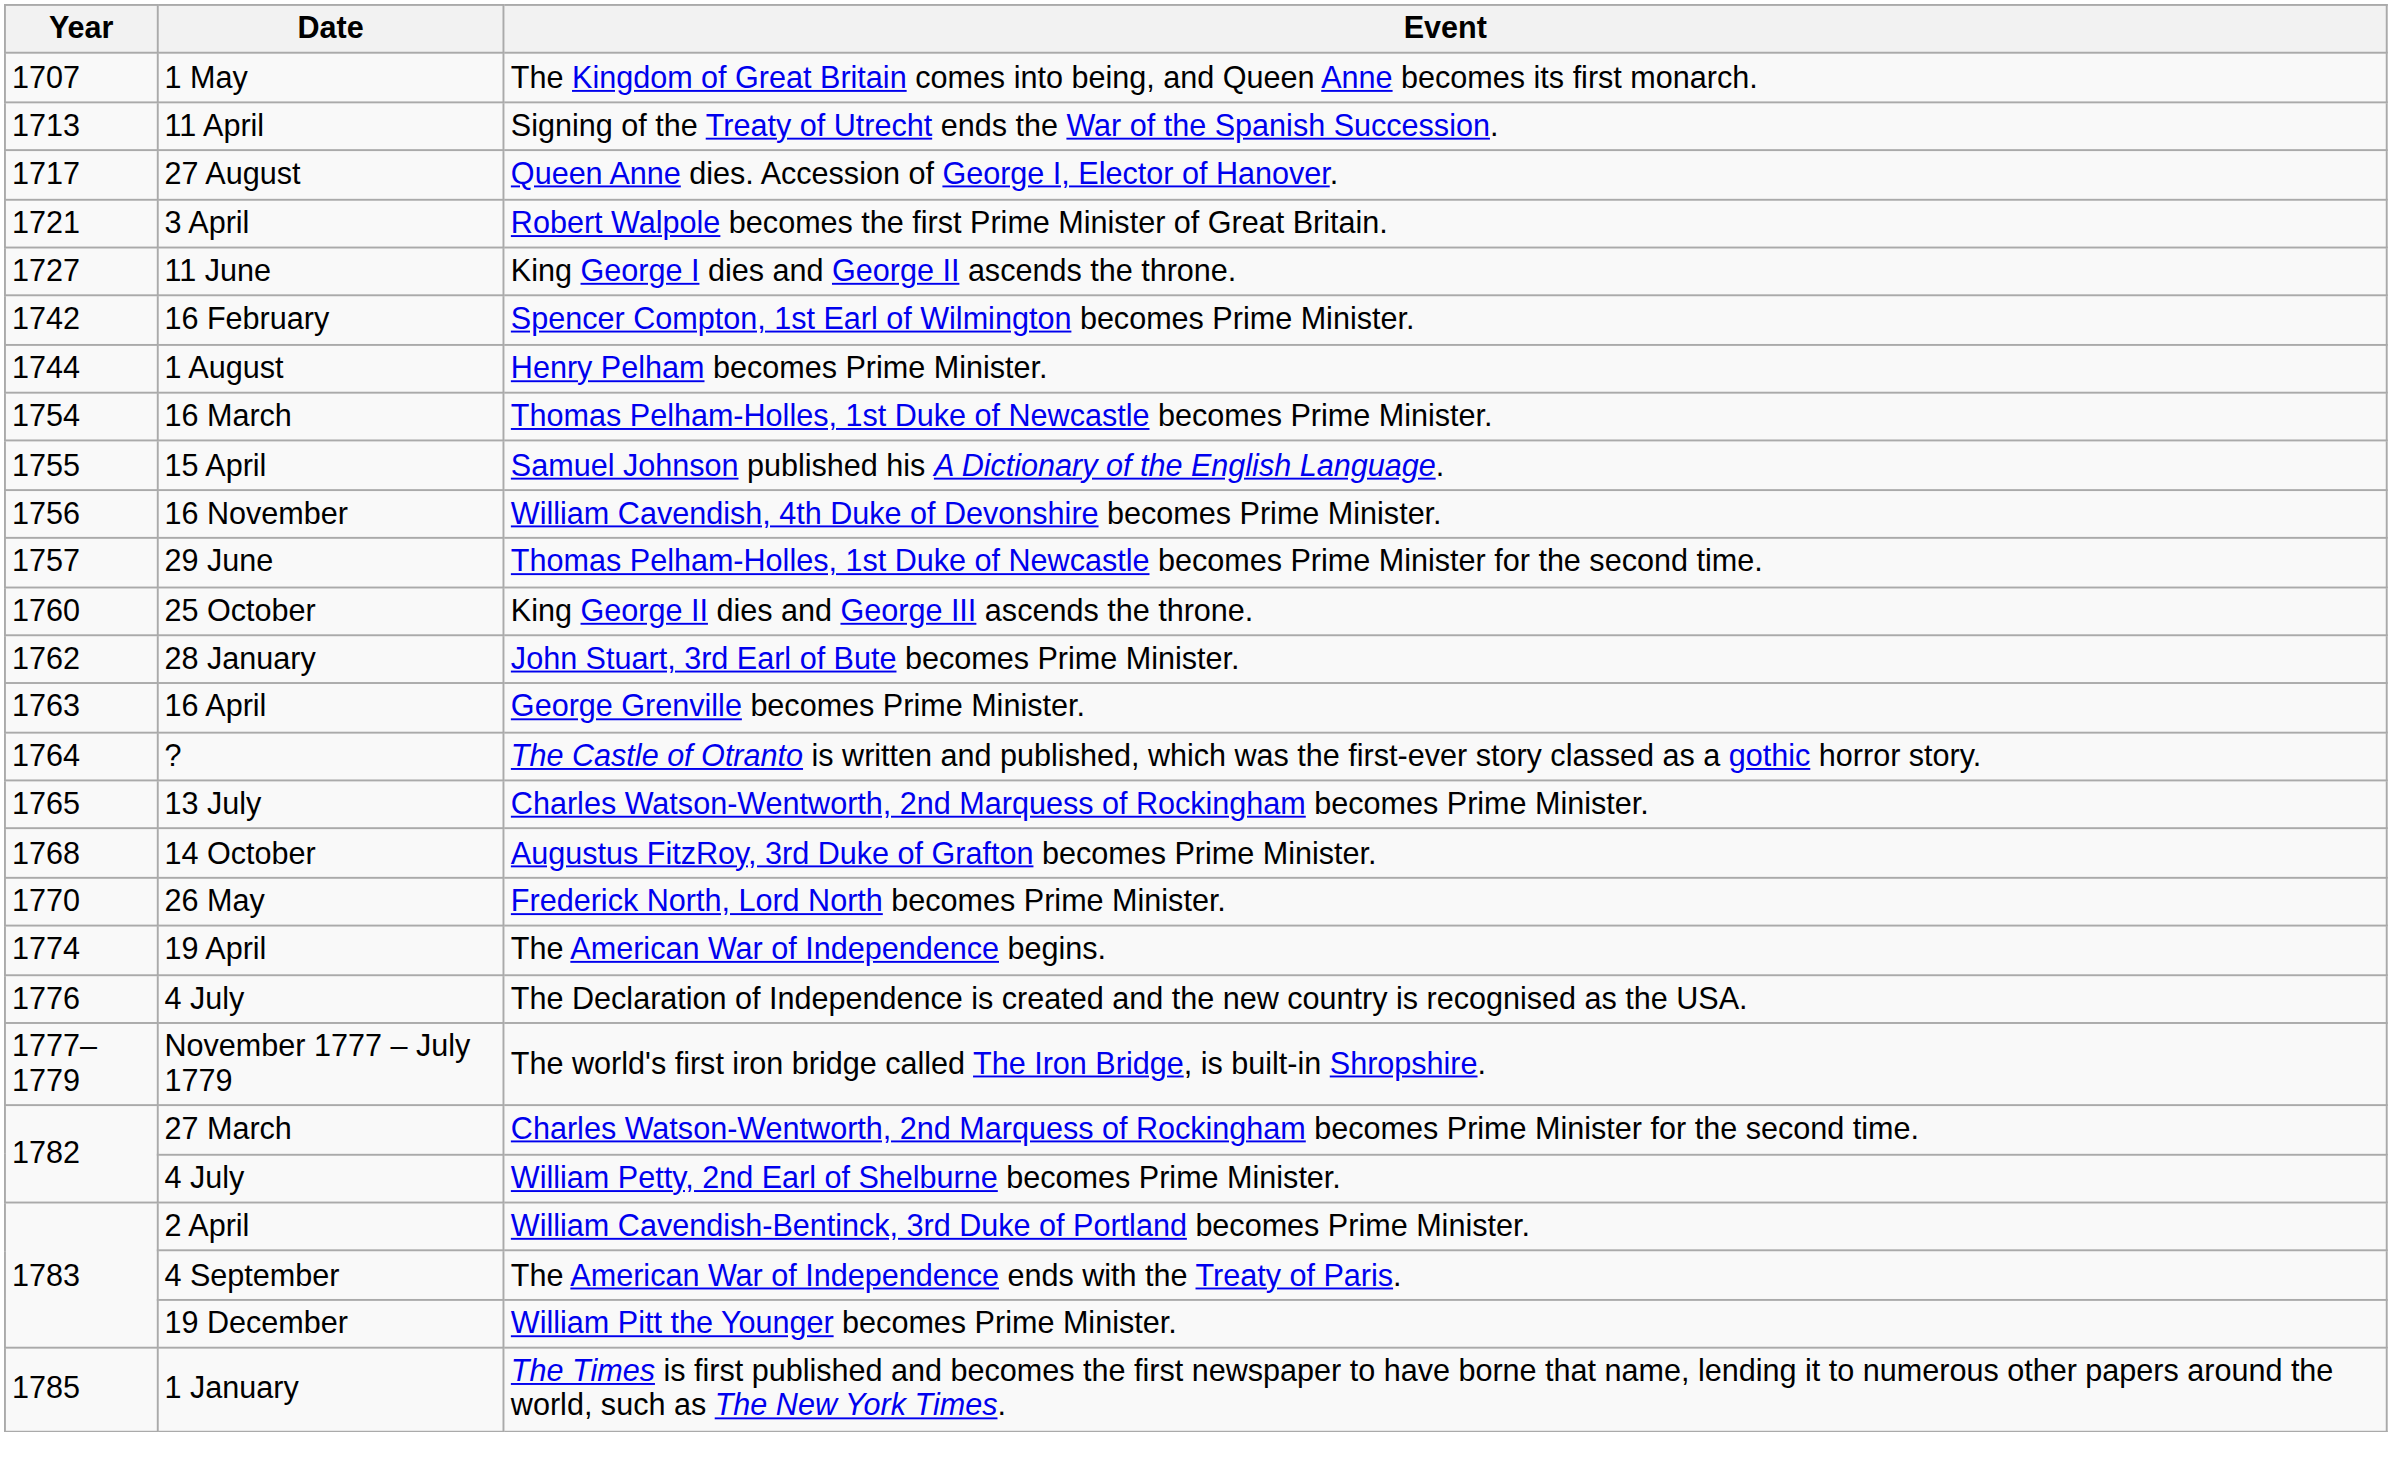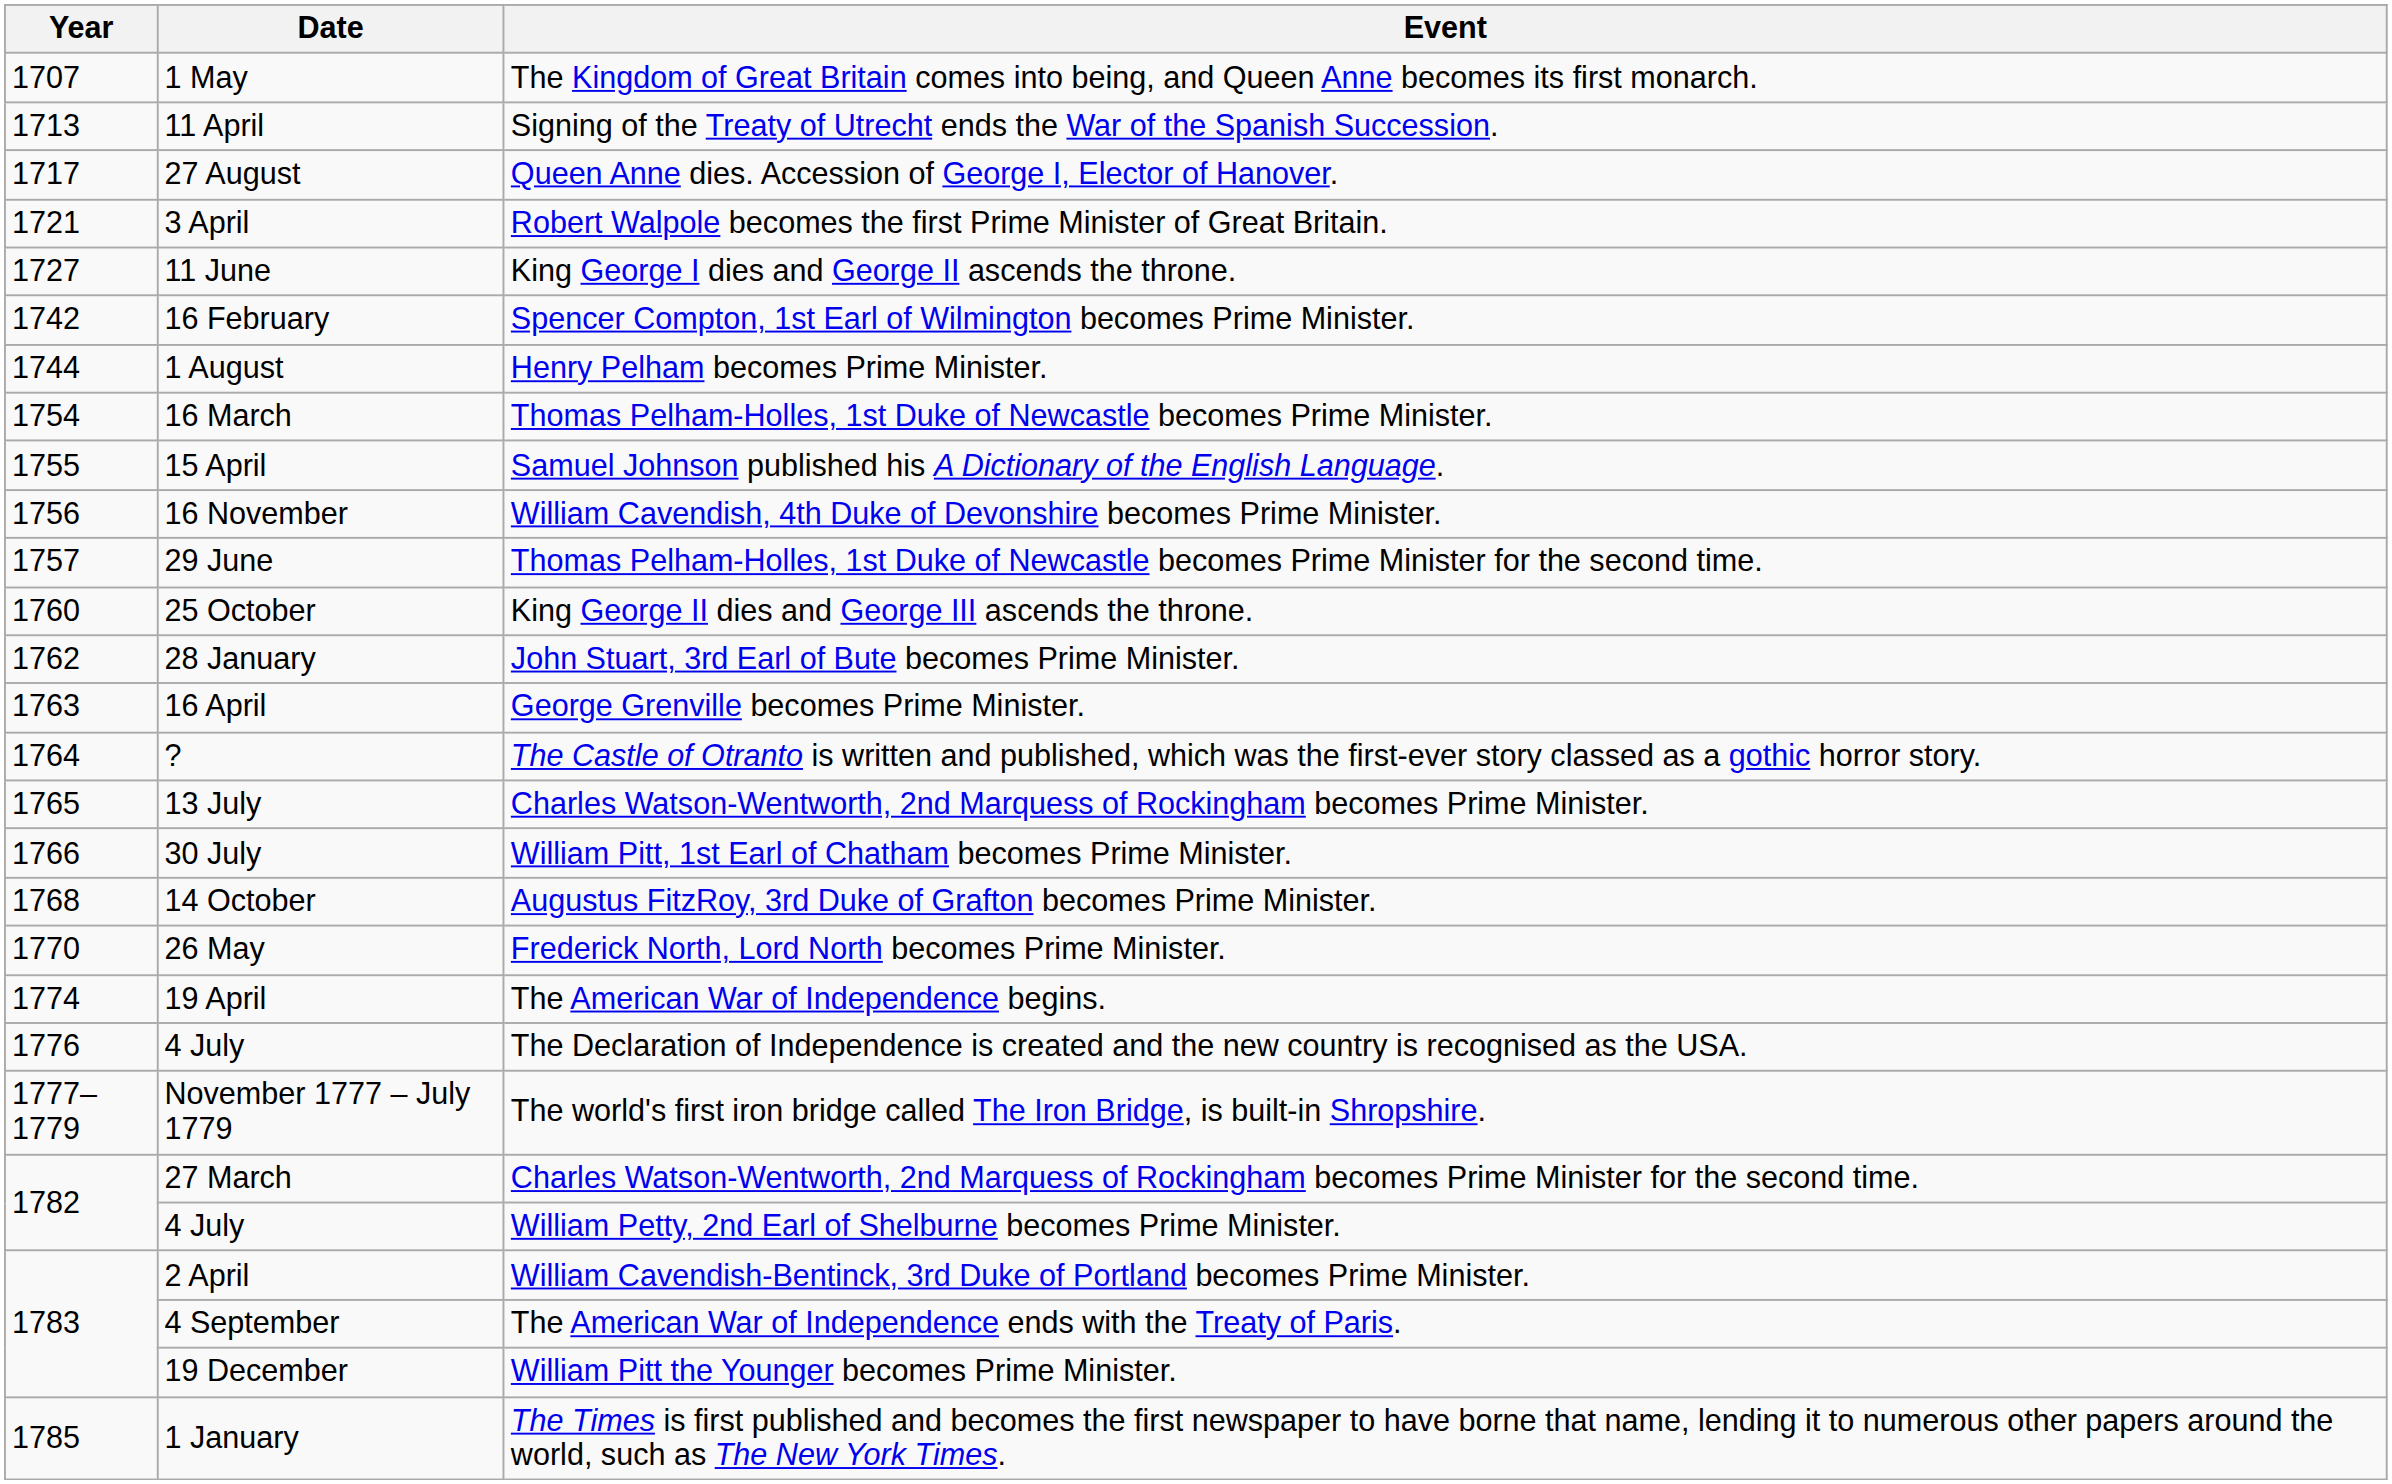+ row: (901, 852)
